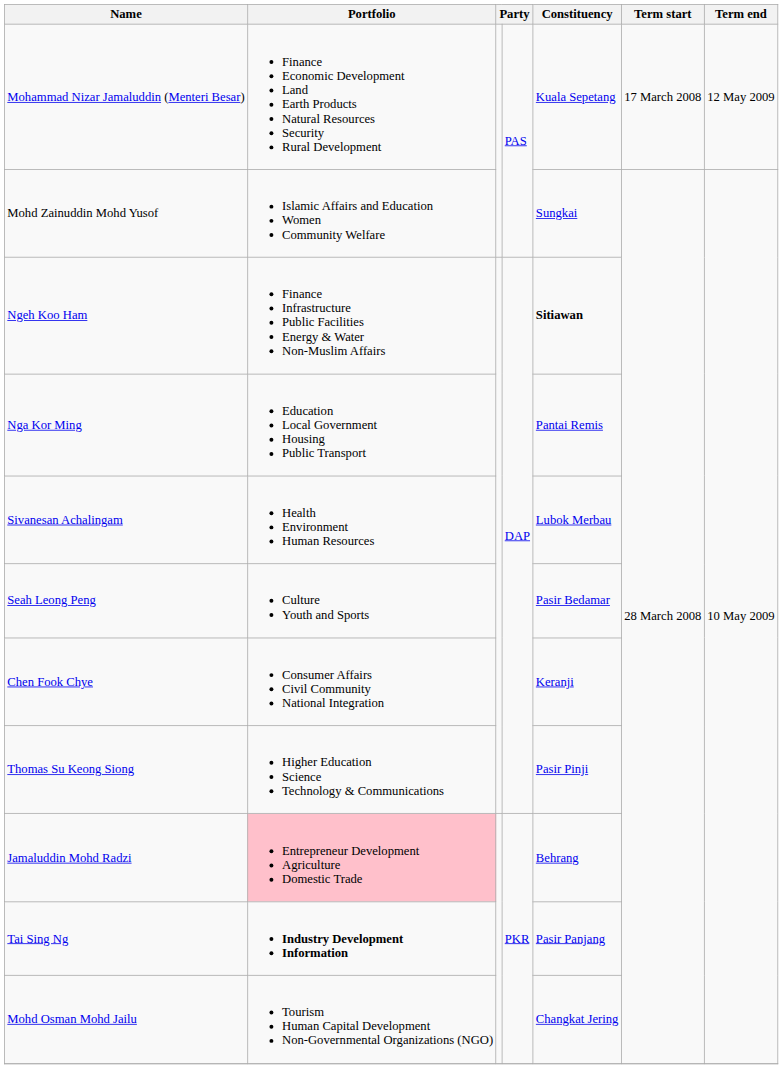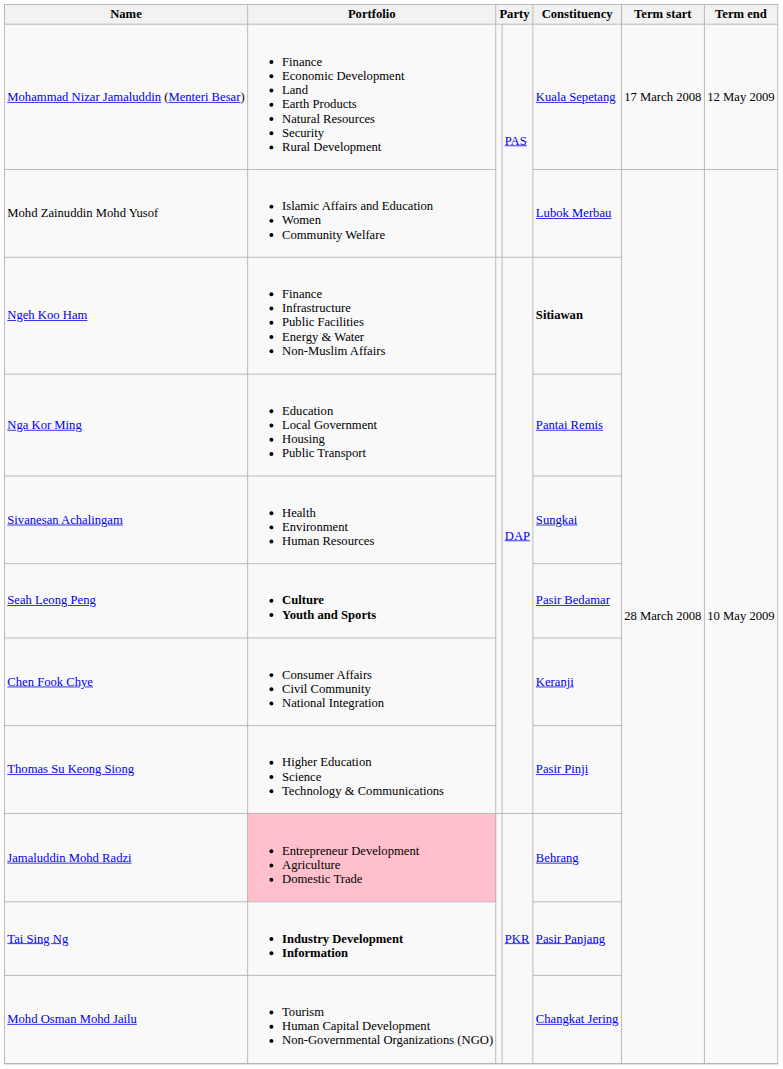(557, 213) Sungkai -> (574, 213) Lubok Merbau
(574, 520) Lubok Merbau -> (557, 520) Sungkai
(372, 608) normal -> (372, 608) bold
